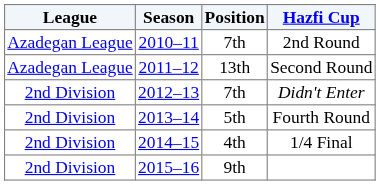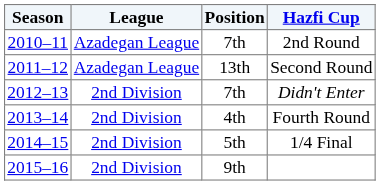columns swapped: (169, 17) <-> (70, 17)
(235, 117) 5th -> (235, 117) 4th
(235, 142) 4th -> (235, 142) 5th
